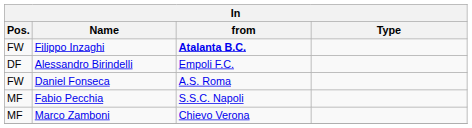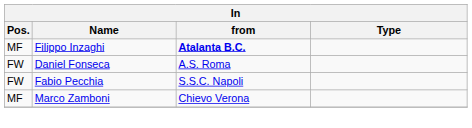(15, 47) FW -> (15, 47) MF
- row: (84, 64)
(15, 99) MF -> (15, 82) FW
